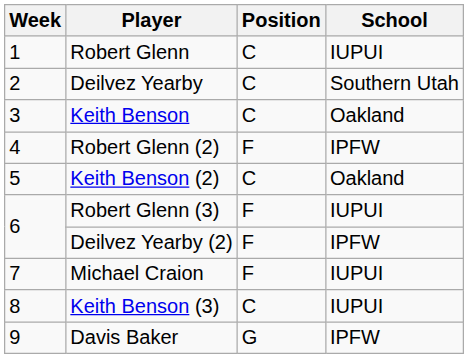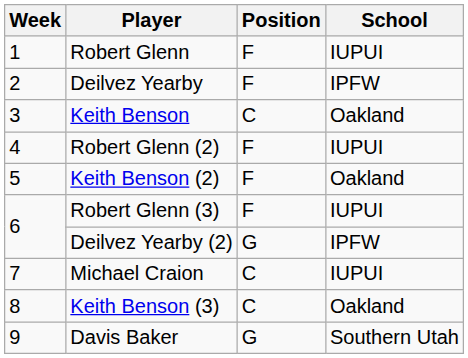(249, 52) C -> (248, 52) F
(249, 83) C -> (248, 83) F
(394, 83) Southern Utah -> (355, 83) IPFW
(355, 147) IPFW -> (357, 147) IUPUI
(249, 178) C -> (248, 178) F
(248, 242) F -> (250, 242) G
(248, 274) F -> (249, 274) C
(357, 305) IUPUI -> (367, 305) Oakland
(355, 337) IPFW -> (394, 337) Southern Utah
